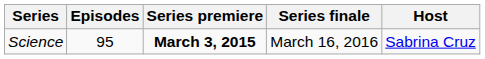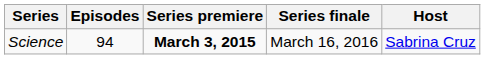(105, 41) 95 -> (105, 41) 94
